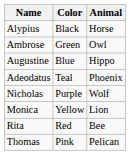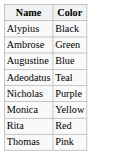- column: (106, 12)
